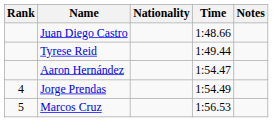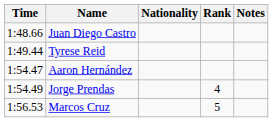columns swapped: (21, 13) <-> (213, 13)
